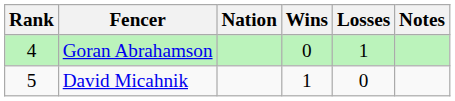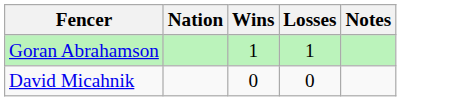- column: (31, 19)
(307, 50) 0 -> (253, 50) 1
(307, 80) 1 -> (253, 80) 0
